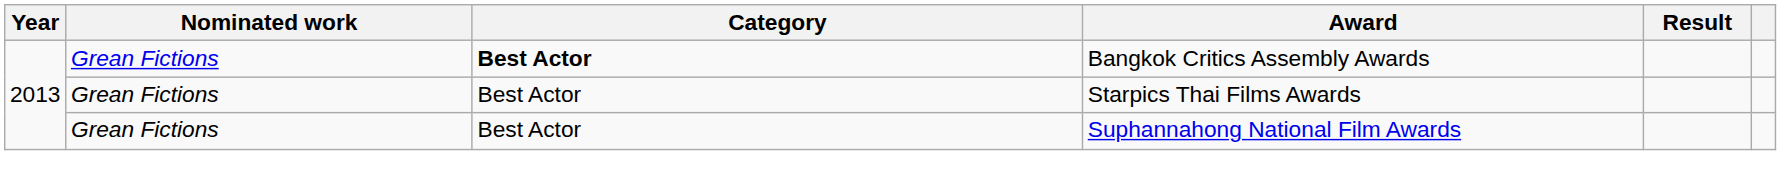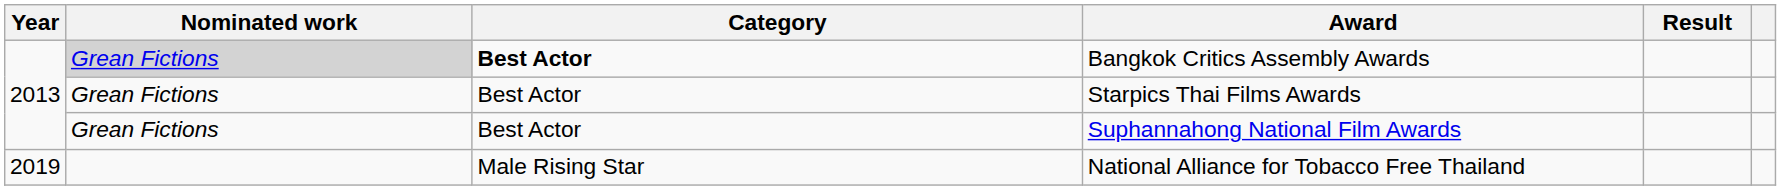(145, 58) no background -> (145, 58) lightgrey background
+ row: (1306, 166)
